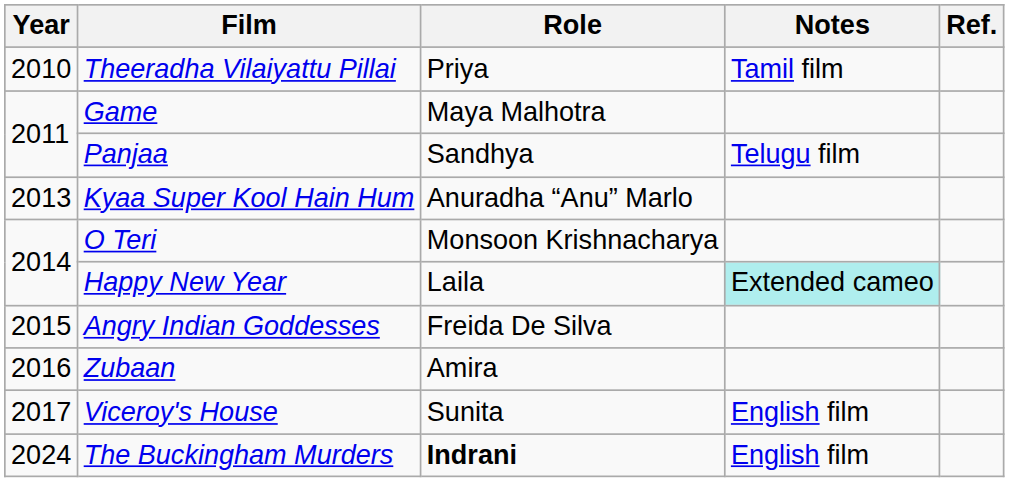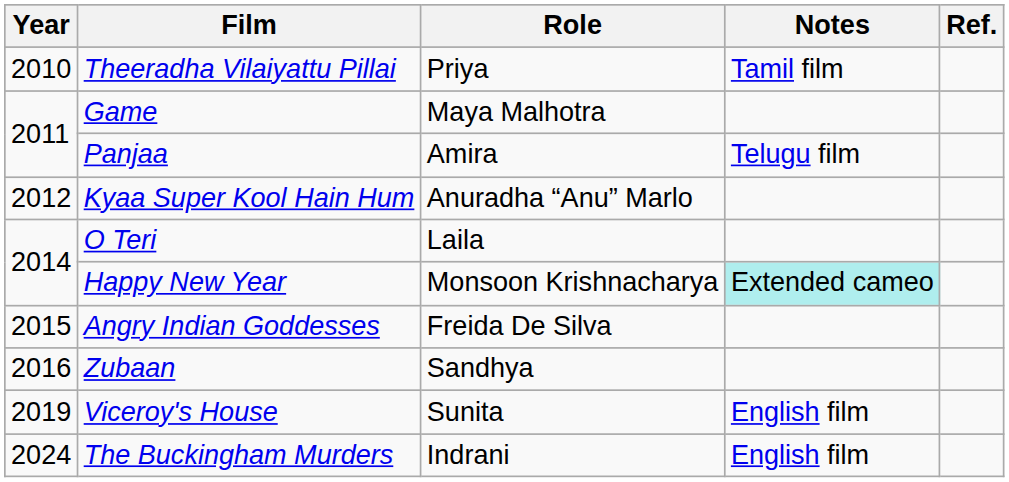(480, 154) Sandhya -> (462, 154) Amira
(41, 197) 2013 -> (41, 197) 2012
(573, 240) Monsoon Krishnacharya -> (455, 240) Laila
(455, 283) Laila -> (573, 283) Monsoon Krishnacharya
(462, 369) Amira -> (480, 369) Sandhya
(41, 411) 2017 -> (41, 411) 2019
(472, 454) bold -> (468, 454) normal
